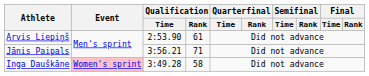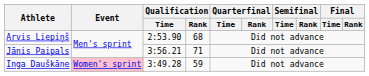(198, 37) 61 -> (198, 37) 68
(198, 64) 58 -> (198, 64) 59
